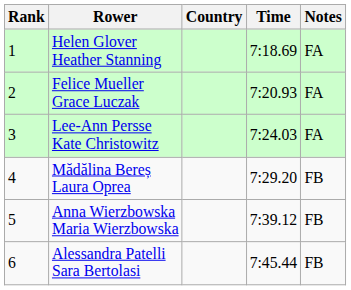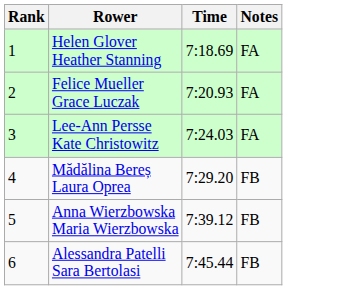- column: (214, 16)
